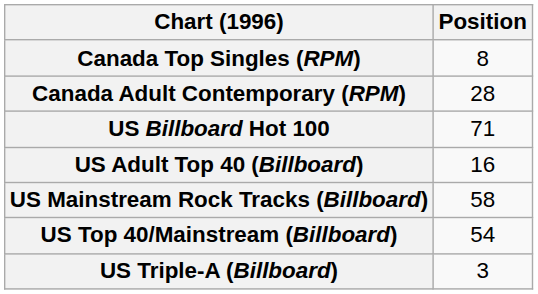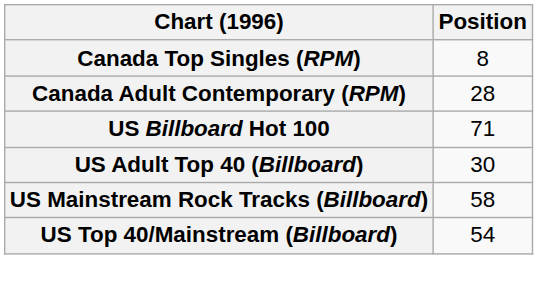(483, 164) 16 -> (483, 164) 30
- row: (219, 270)
